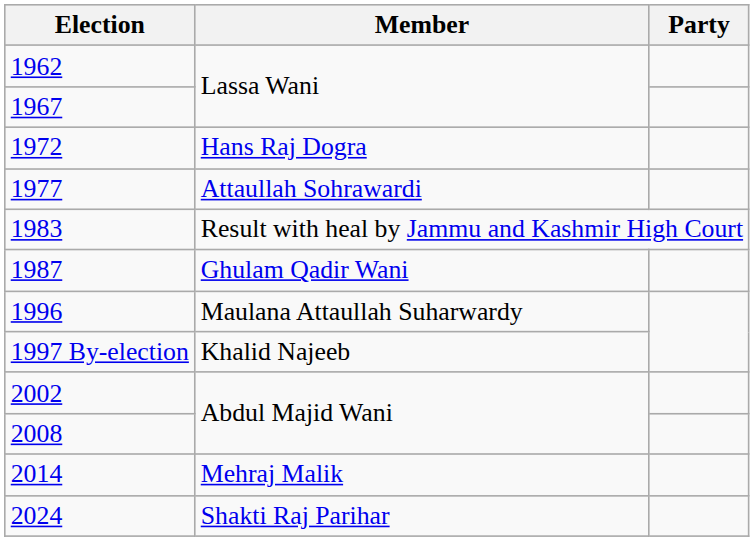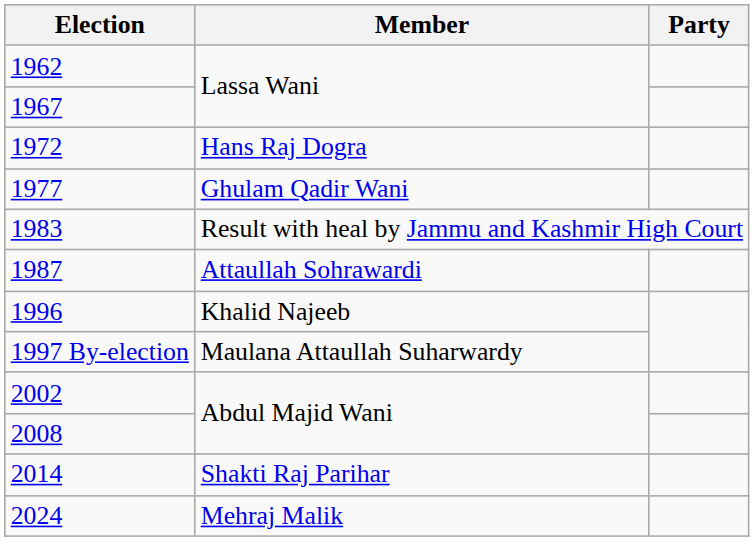(311, 188) Attaullah Sohrawardi -> (305, 188) Ghulam Qadir Wani
(305, 270) Ghulam Qadir Wani -> (311, 270) Attaullah Sohrawardi
(362, 310) Maulana Attaullah Suharwardy -> (275, 310) Khalid Najeeb
(275, 351) Khalid Najeeb -> (362, 351) Maulana Attaullah Suharwardy
(272, 474) Mehraj Malik -> (295, 474) Shakti Raj Parihar
(295, 515) Shakti Raj Parihar -> (272, 515) Mehraj Malik
